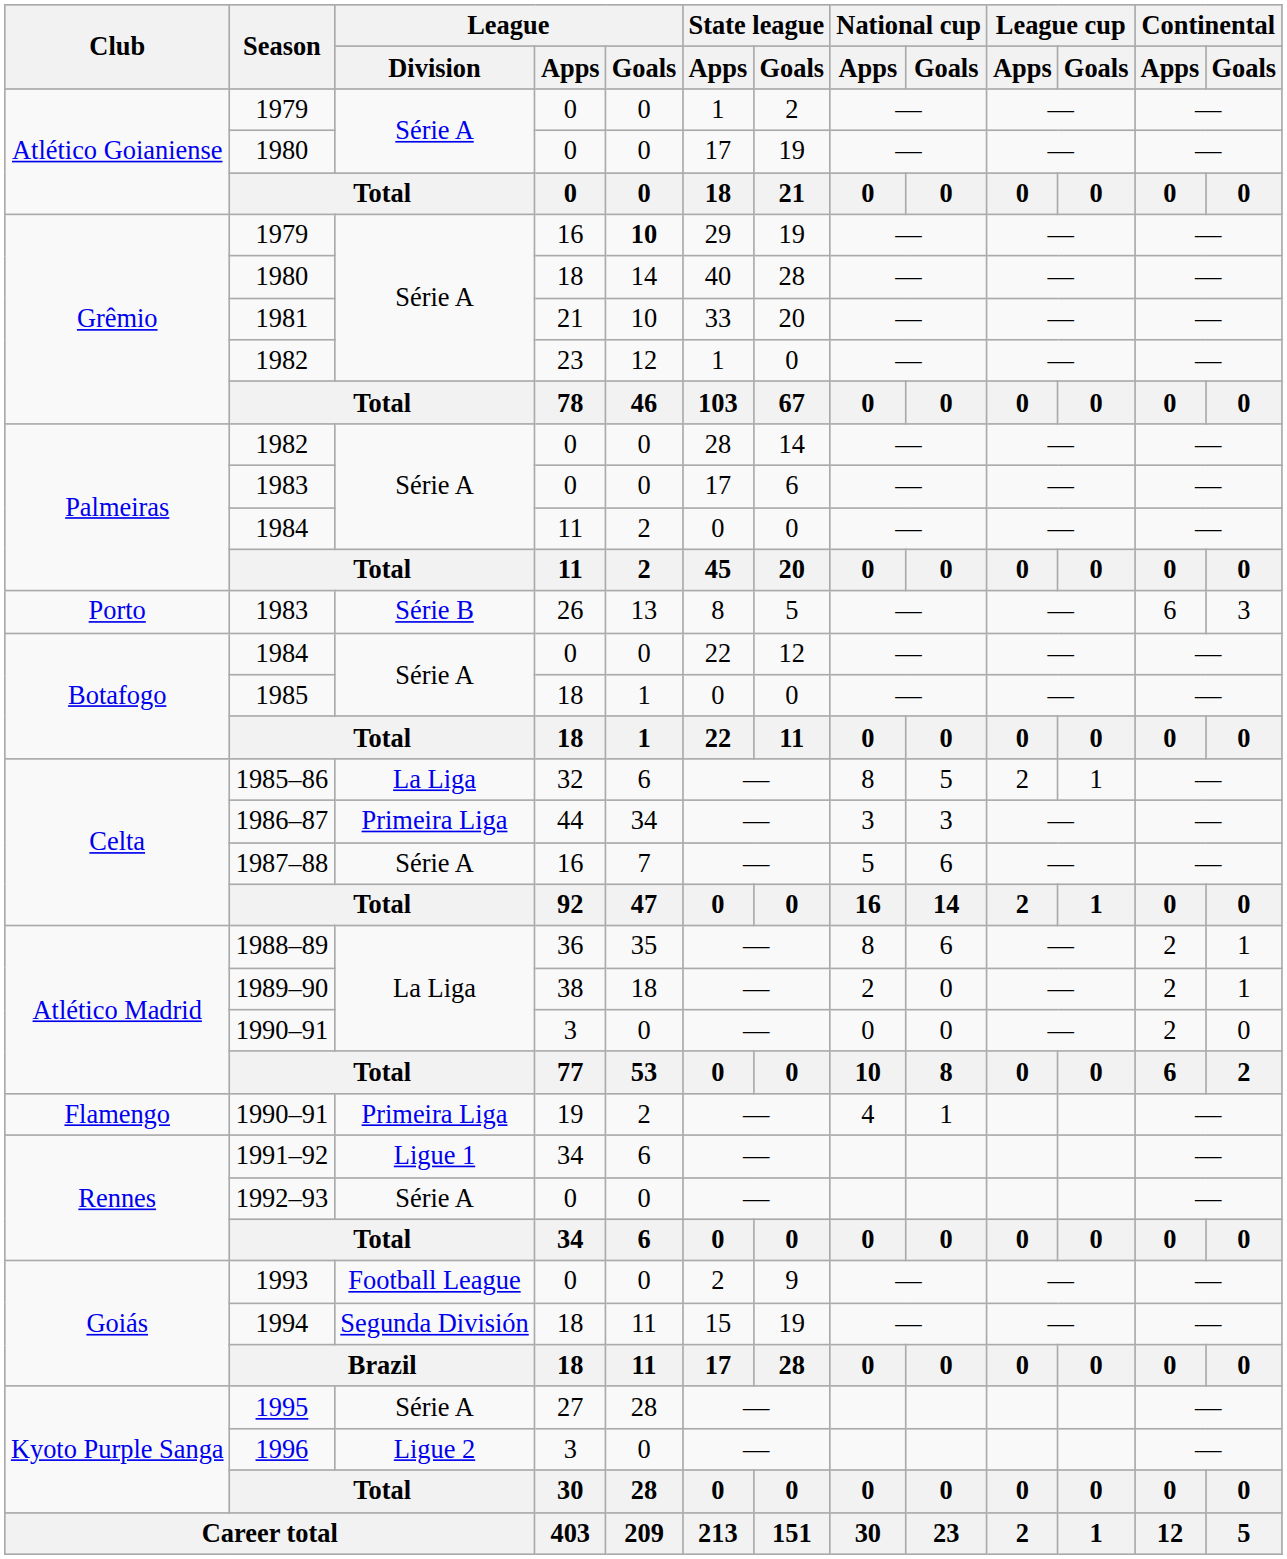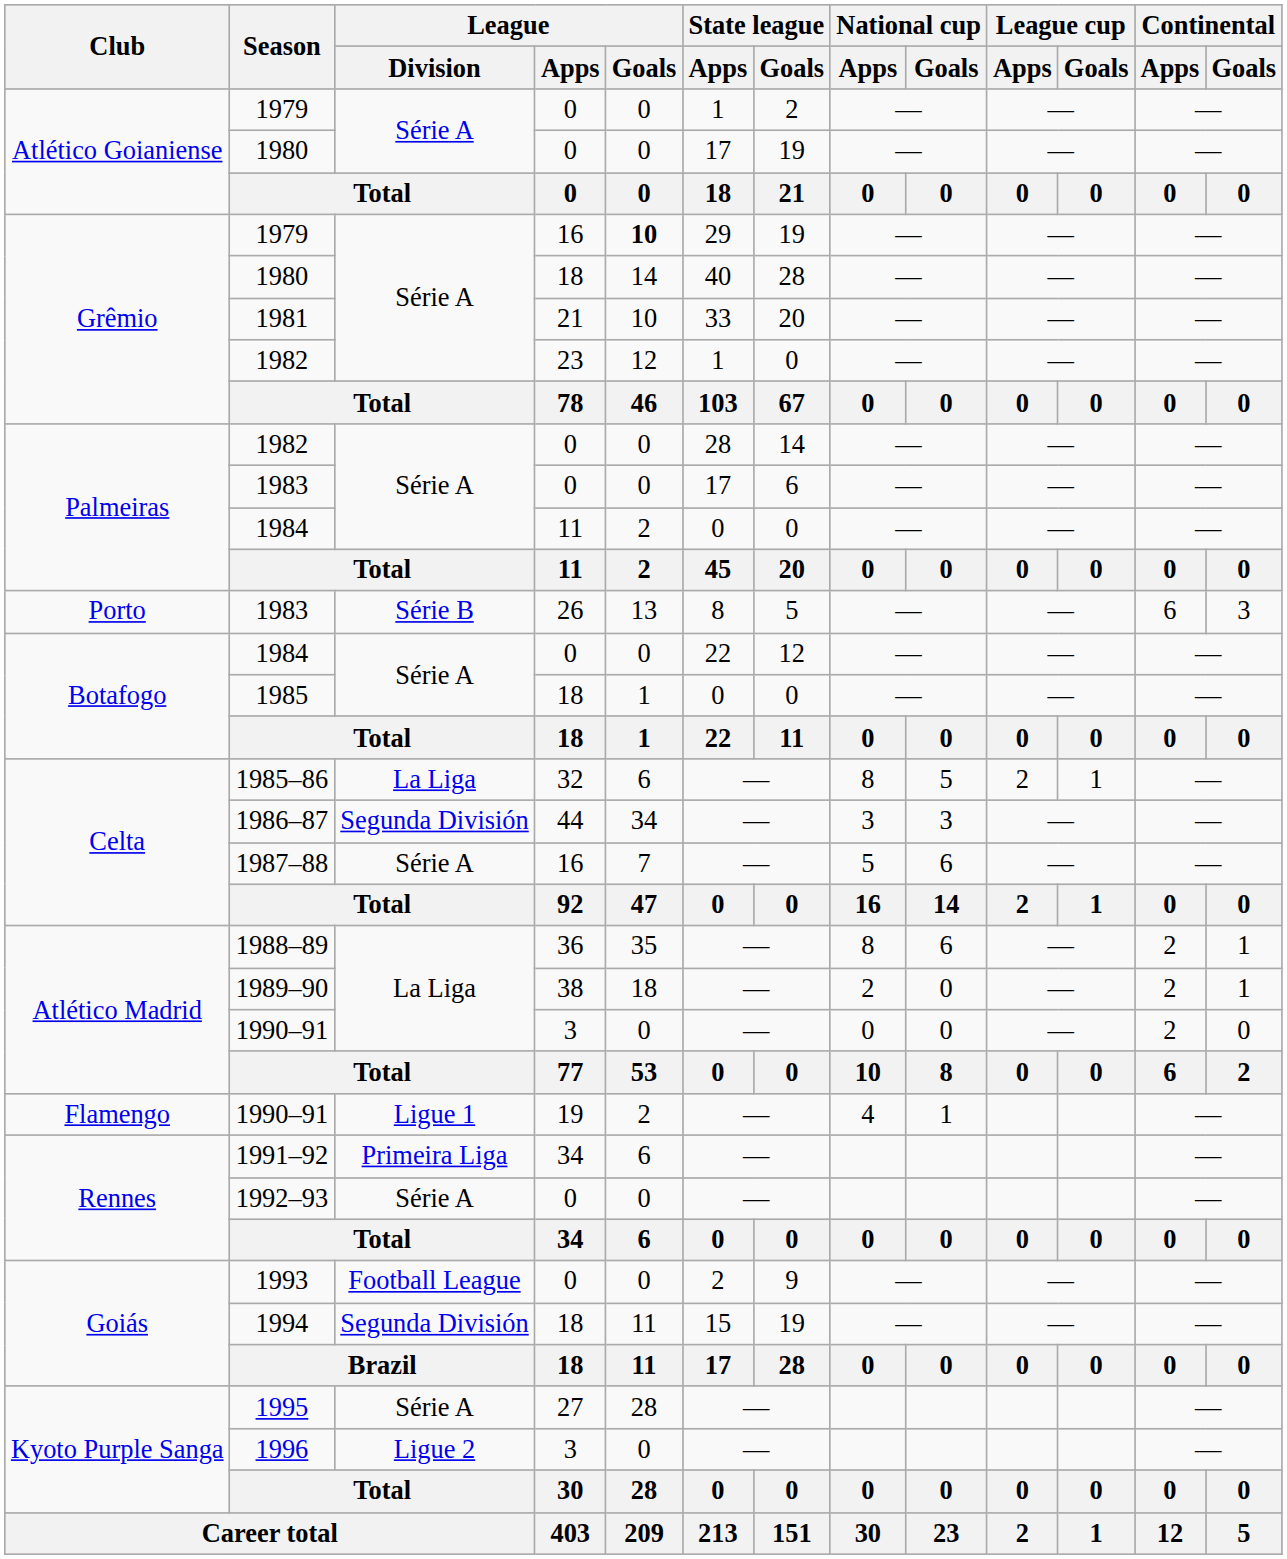(435, 820) Primeira Liga -> (435, 820) Segunda División
(435, 1114) Primeira Liga -> (435, 1114) Ligue 1
(435, 1155) Ligue 1 -> (435, 1155) Primeira Liga
